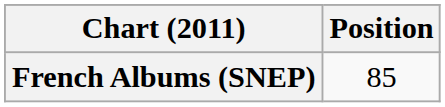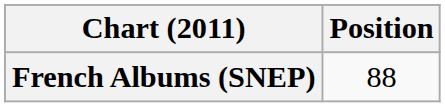(381, 76) 85 -> (381, 76) 88
